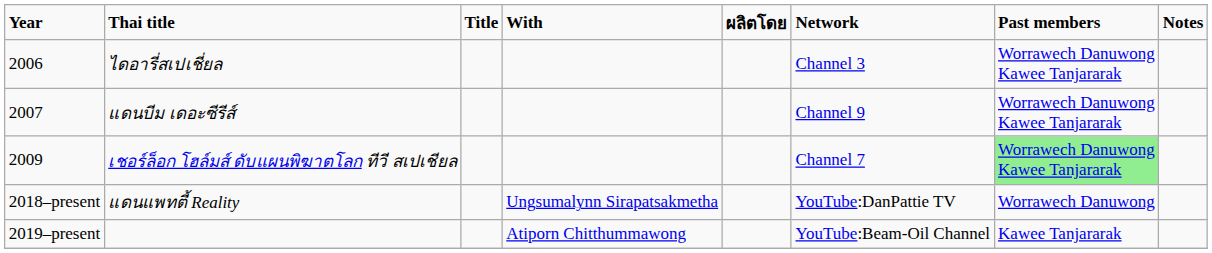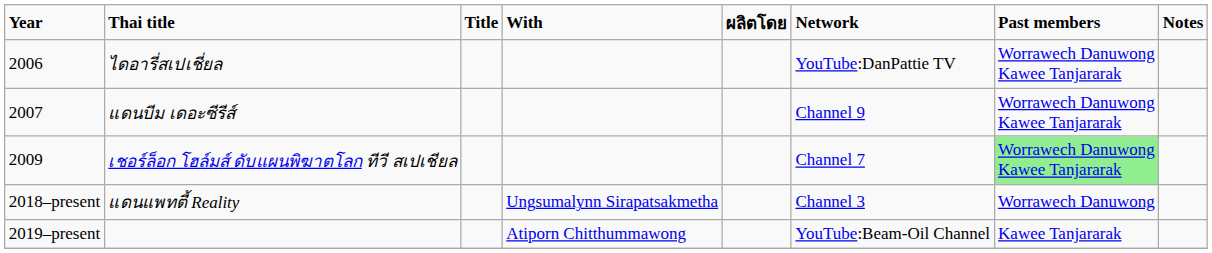(830, 63) Channel 3 -> (876, 63) YouTube:DanPattie TV
(876, 201) YouTube:DanPattie TV -> (830, 201) Channel 3
